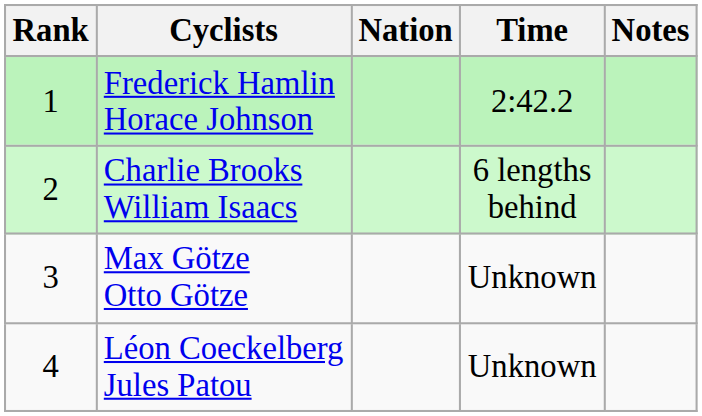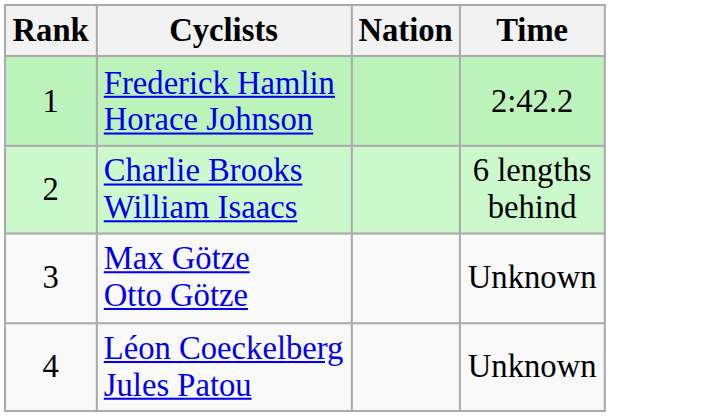- column: (651, 30)
